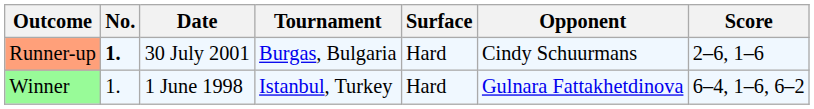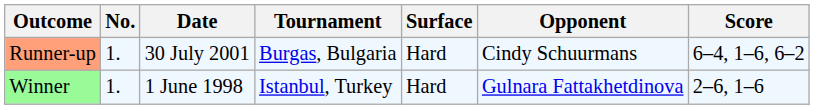(113, 53) bold -> (113, 53) normal
(728, 53) 2–6, 1–6 -> (749, 53) 6–4, 1–6, 6–2
(749, 86) 6–4, 1–6, 6–2 -> (728, 86) 2–6, 1–6
